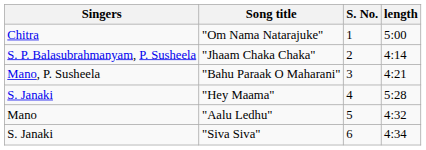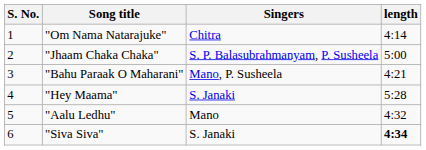columns swapped: (362, 14) <-> (102, 14)
(395, 34) 5:00 -> (395, 34) 4:14
(395, 54) 4:14 -> (395, 54) 5:00
(395, 134) normal -> (396, 134) bold
